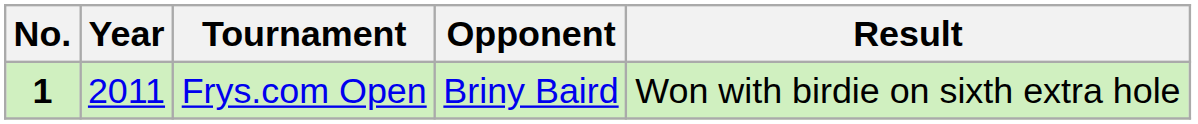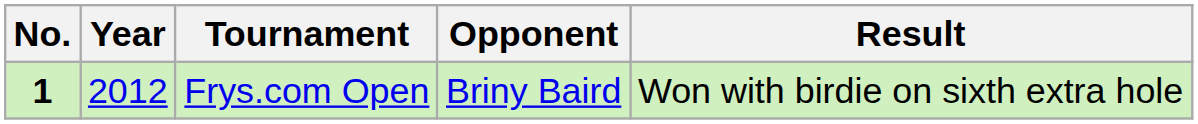(126, 91) 2011 -> (128, 91) 2012
